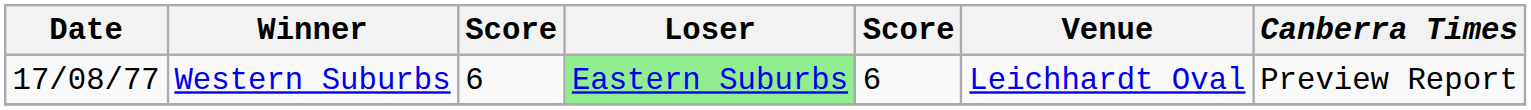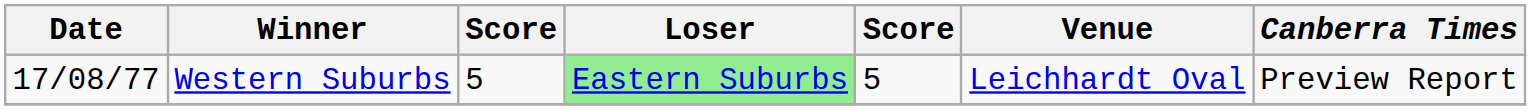(474, 80) 6 -> (474, 80) 5
(872, 80) 6 -> (872, 80) 5
